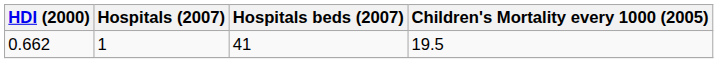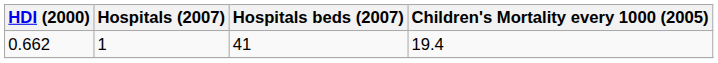(428, 44) 19.5 -> (428, 44) 19.4
